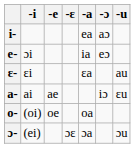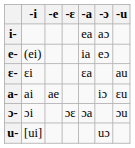(28, 53) ɔi -> (33, 53) (ei)
- row: (12, 113)
(32, 133) (ei) -> (29, 113) ɔi
+ row: (13, 133)
